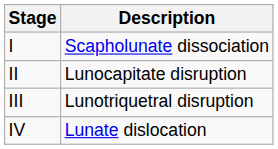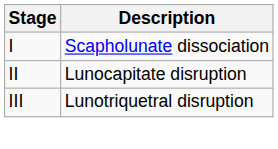- row: (17, 130)
